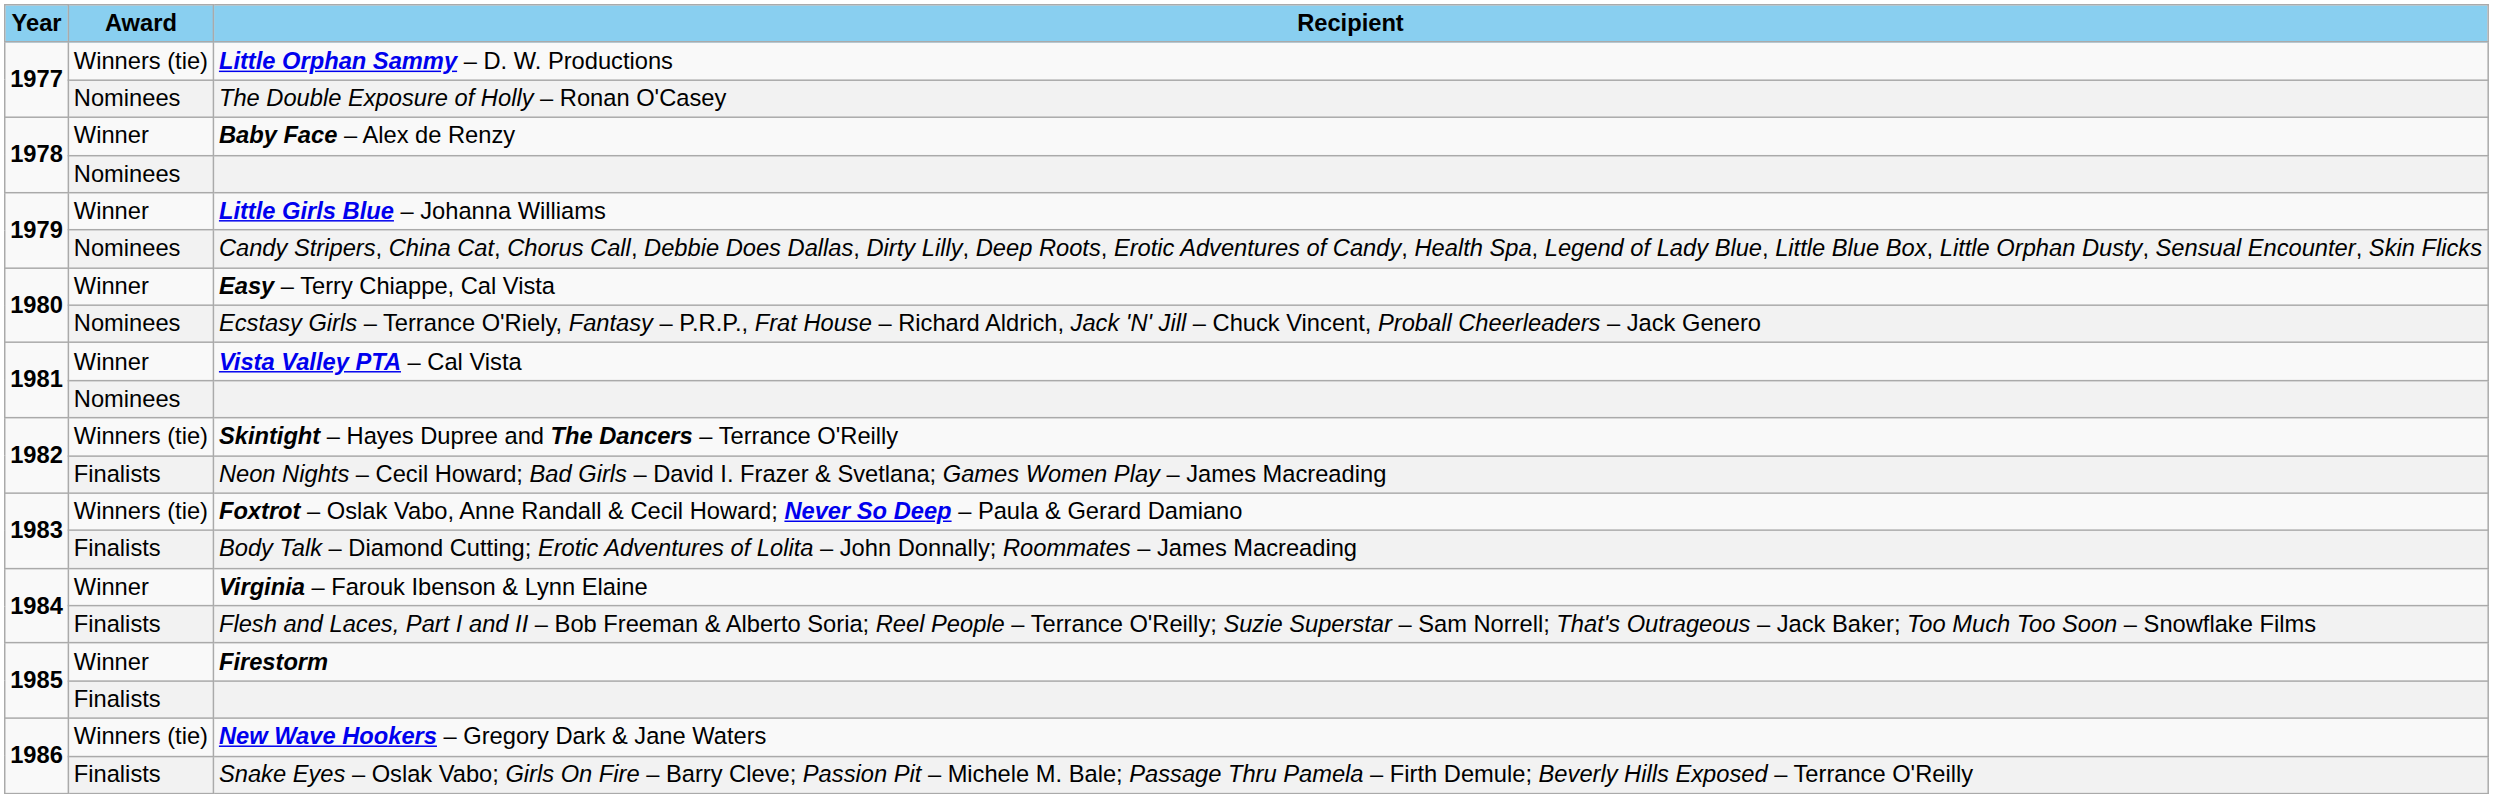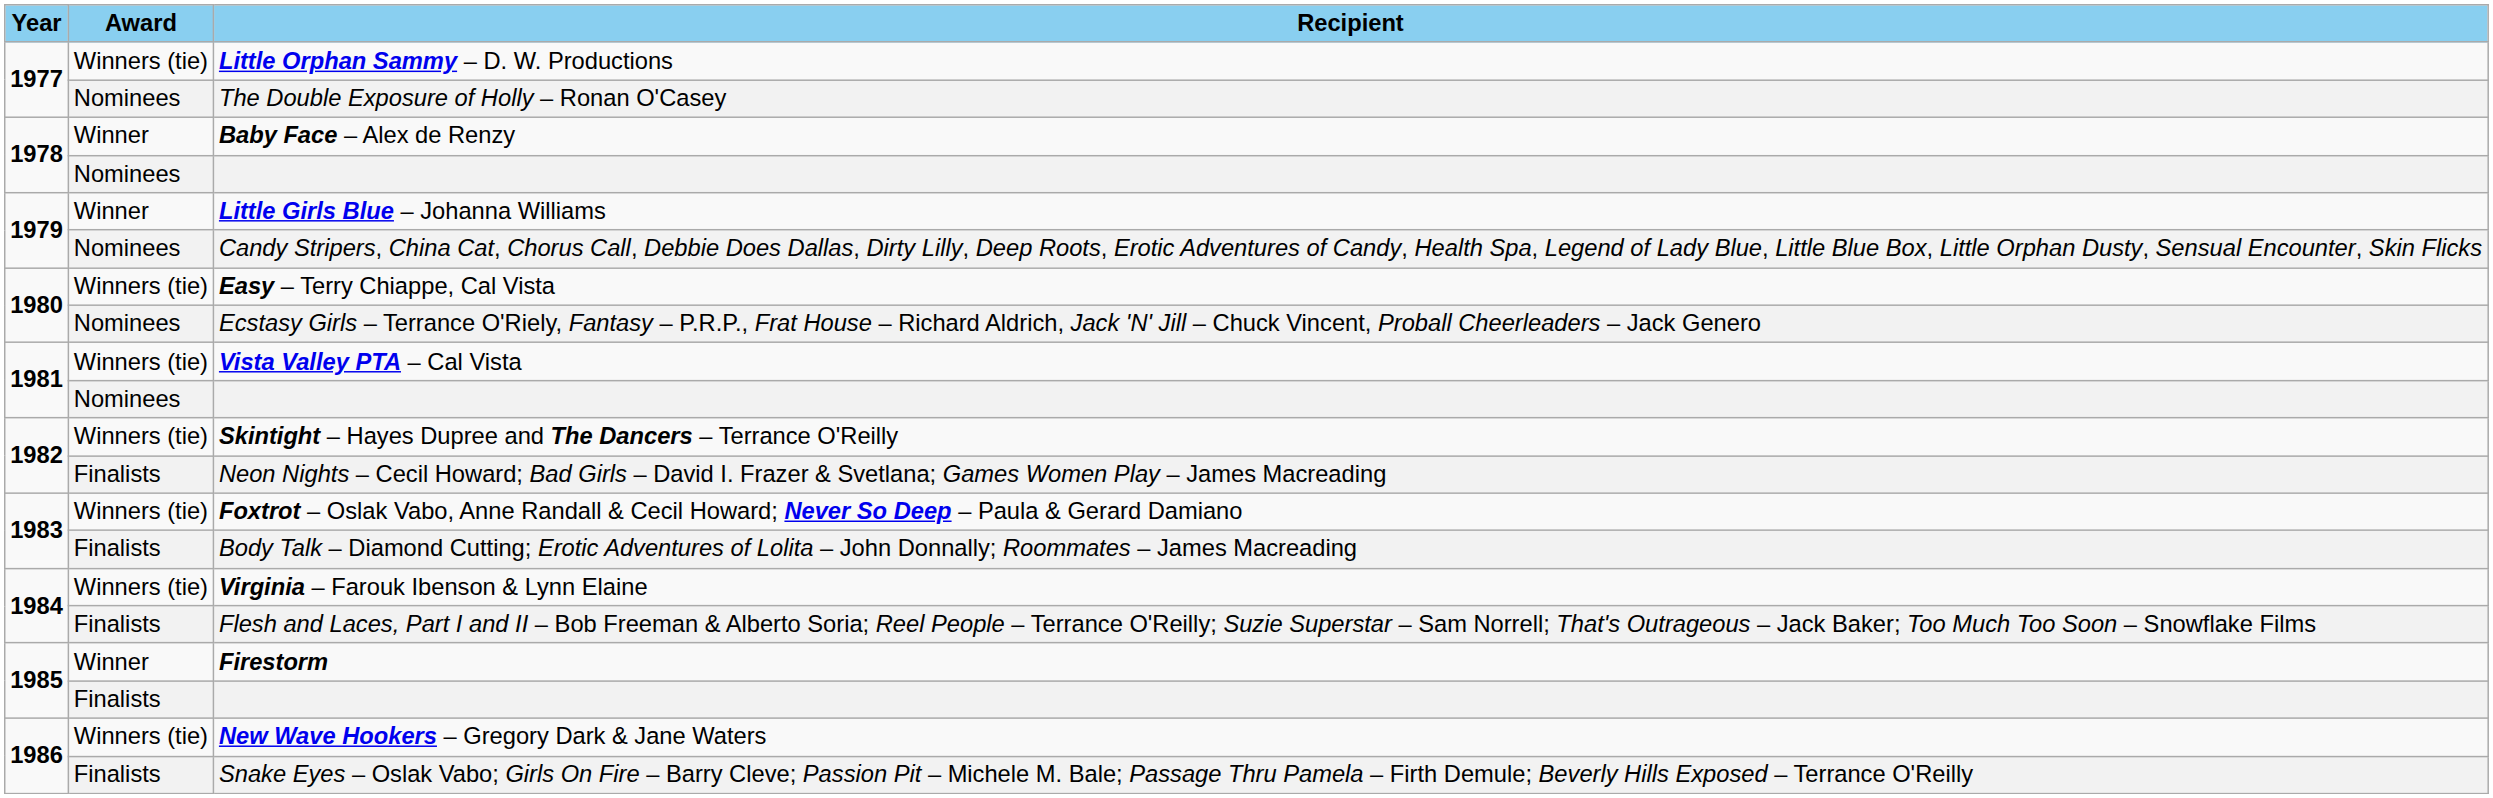(111, 286) Winner -> (141, 286) Winners (tie)
(111, 361) Winner -> (141, 361) Winners (tie)
(111, 586) Winner -> (141, 586) Winners (tie)
